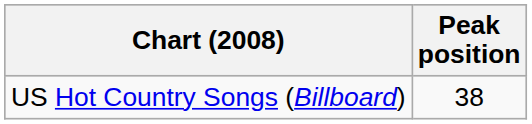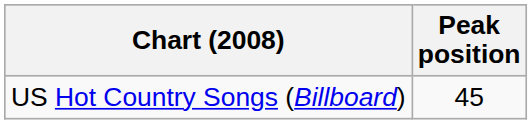(469, 97) 38 -> (469, 97) 45
